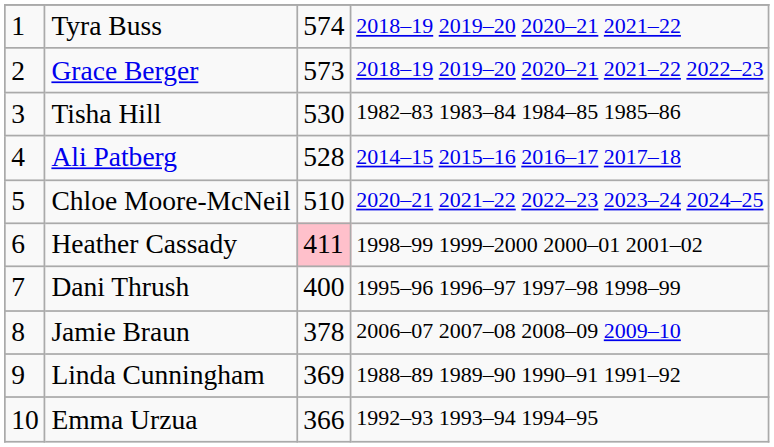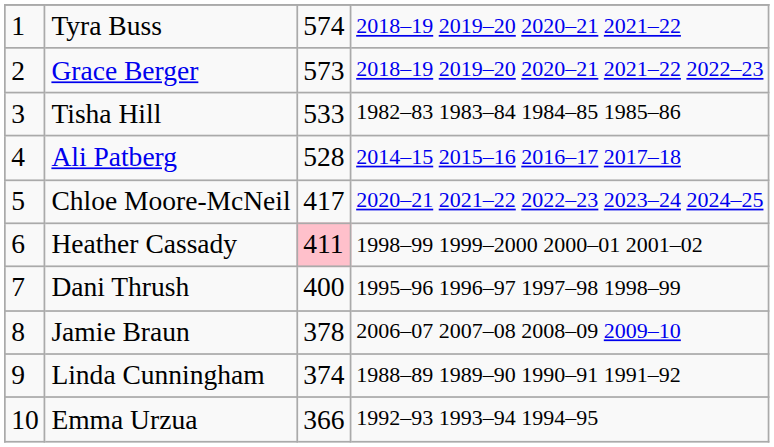(324, 113) 530 -> (324, 113) 533
(324, 200) 510 -> (324, 200) 417
(324, 375) 369 -> (324, 375) 374
